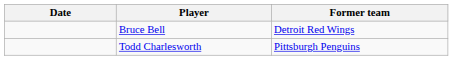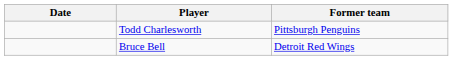rows swapped: (160, 47) <-> (142, 30)
